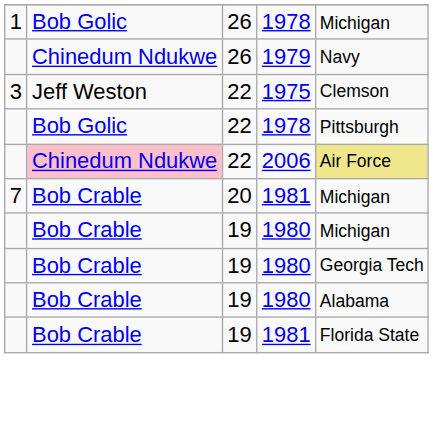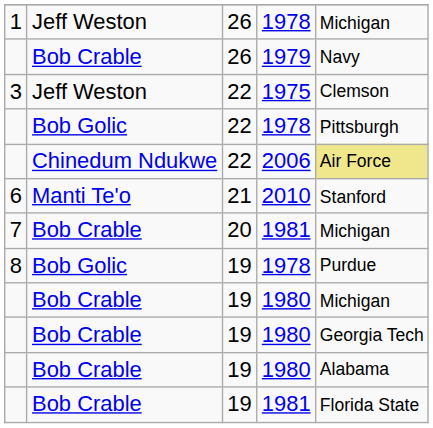(80, 21) Bob Golic -> (90, 21) Jeff Weston
(125, 56) Chinedum Ndukwe -> (87, 56) Bob Crable
(125, 160) pink background -> (125, 160) no background
+ row: (16, 195)
+ row: (16, 265)
